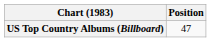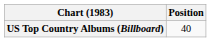(186, 28) 47 -> (186, 28) 40
